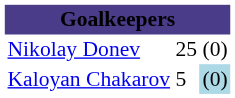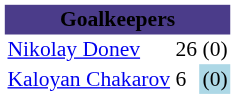(186, 49) 25 -> (186, 49) 26
(181, 78) 5 -> (181, 78) 6
